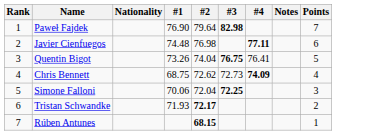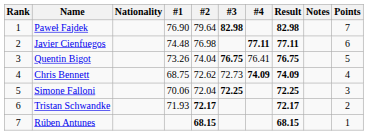+ column: (288, 12)
